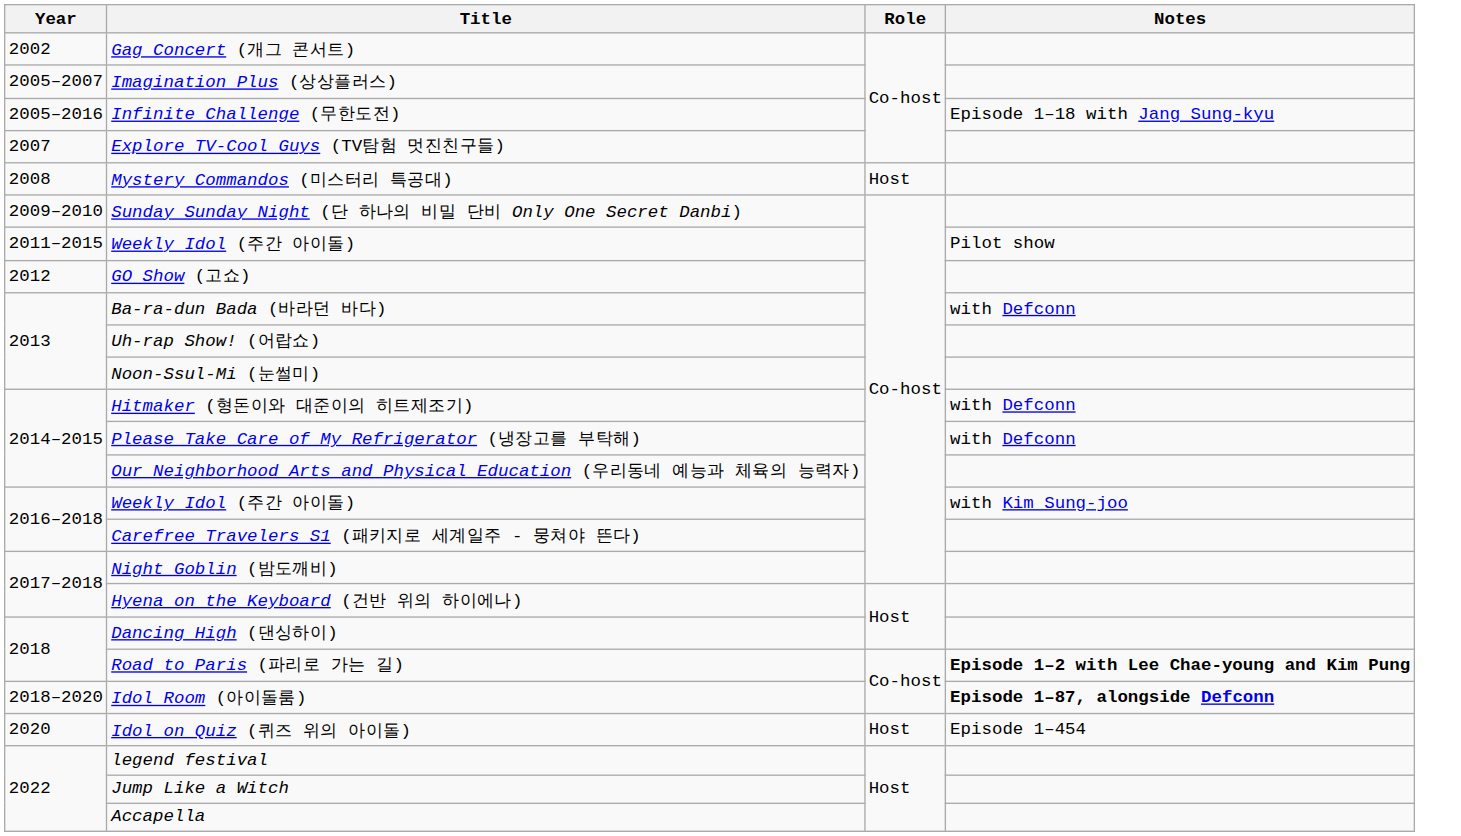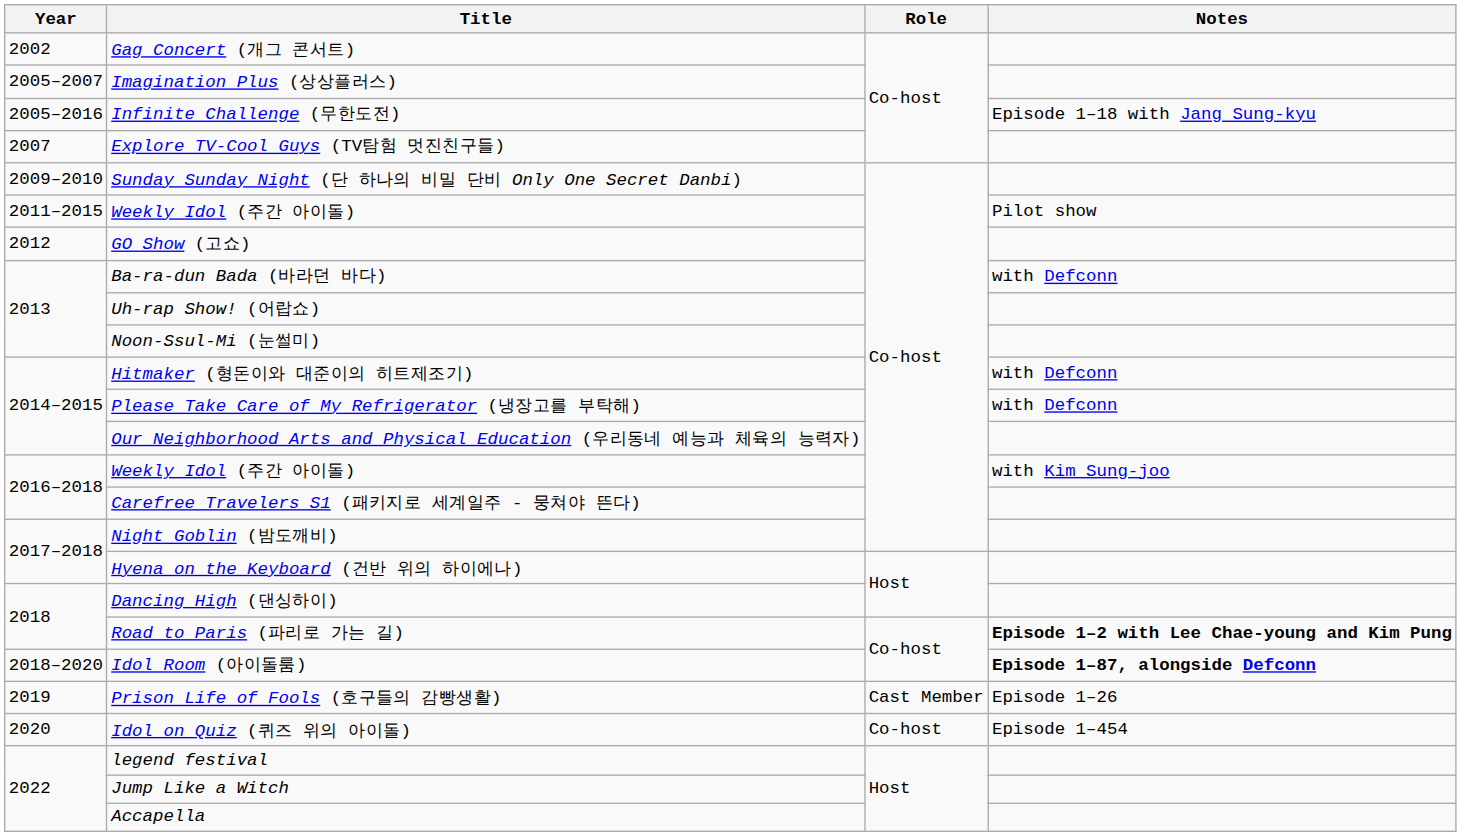- row: (30, 179)
+ row: (30, 697)
(890, 730) Host -> (905, 730) Co-host
